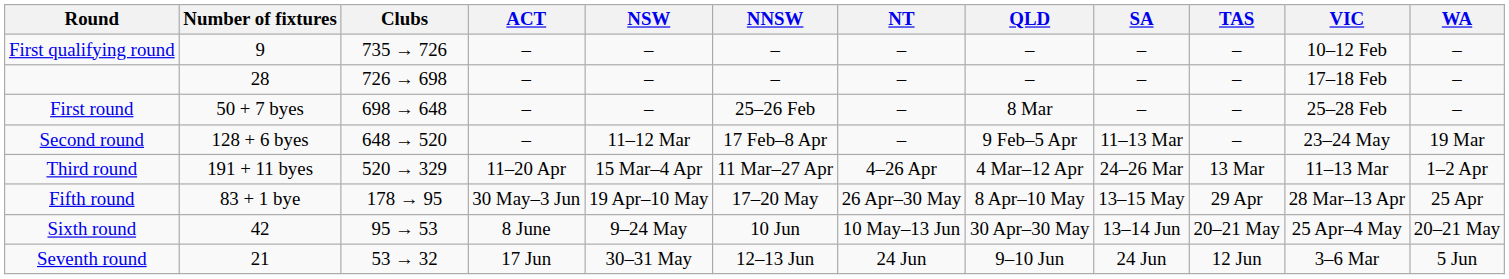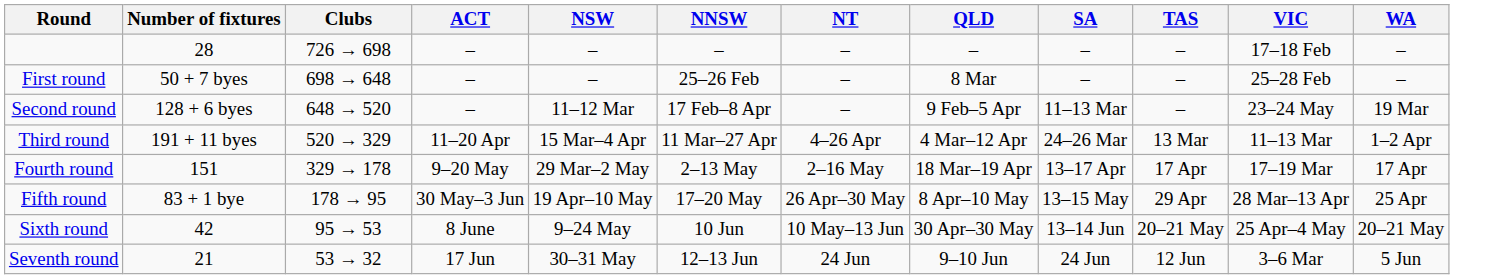- row: (92, 49)
+ row: (64, 169)
